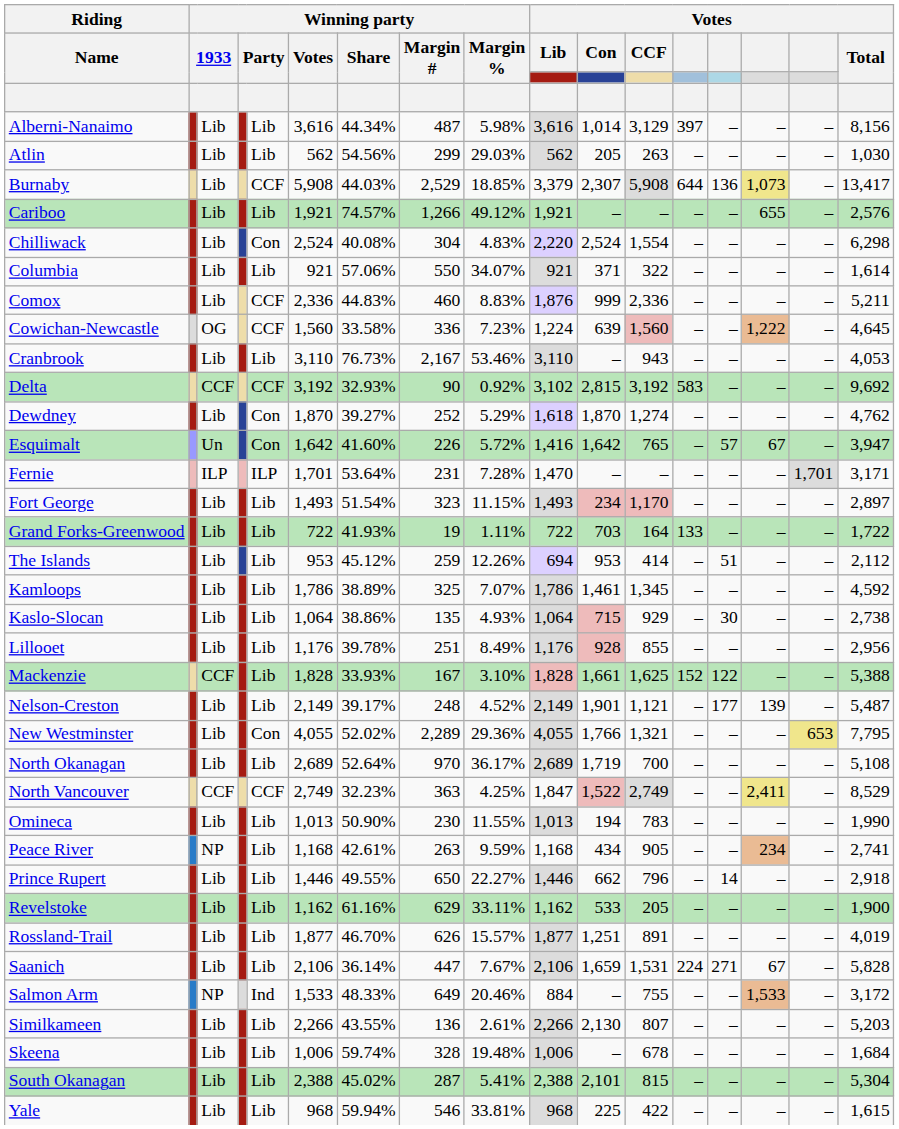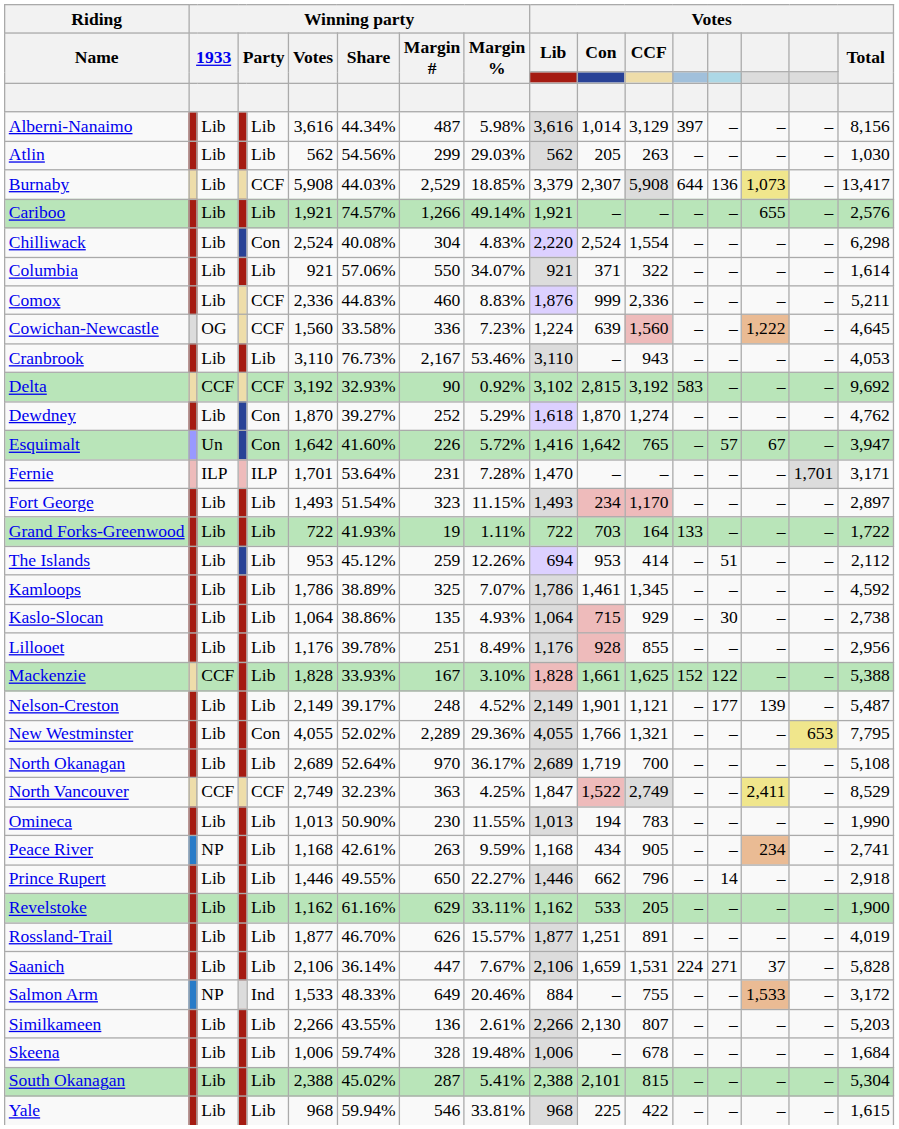(498, 212) 49.12% -> (498, 212) 49.14%
(777, 965) 67 -> (777, 965) 37
